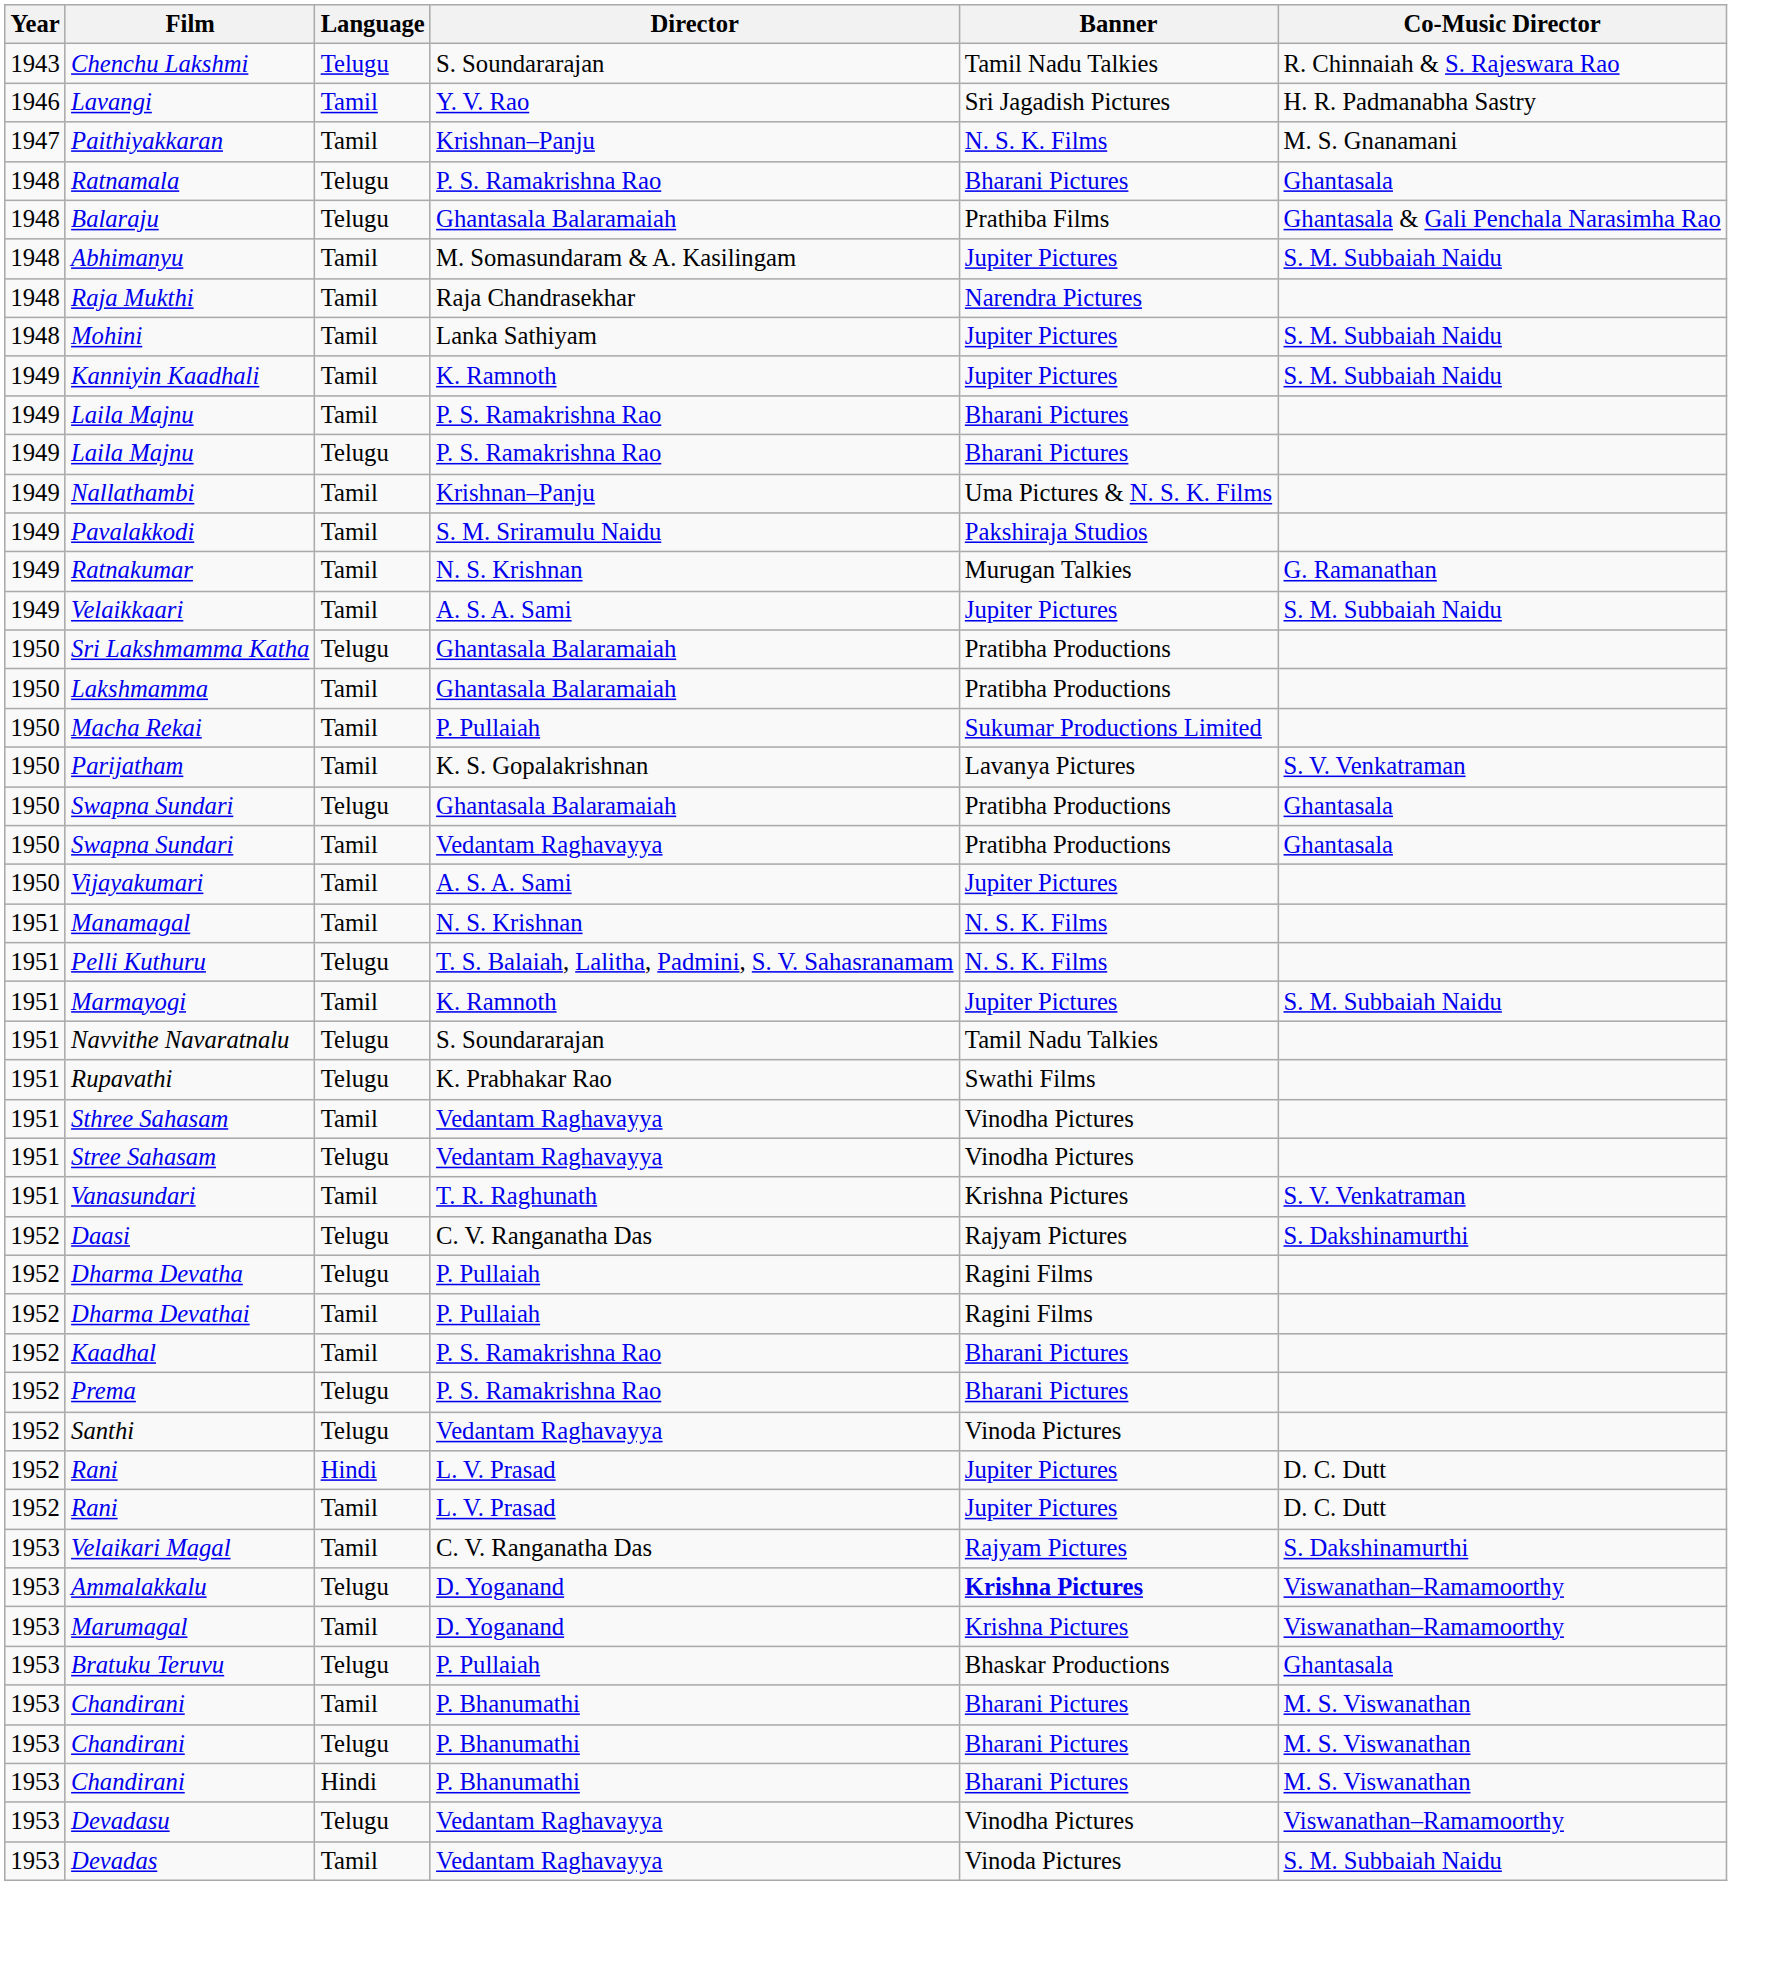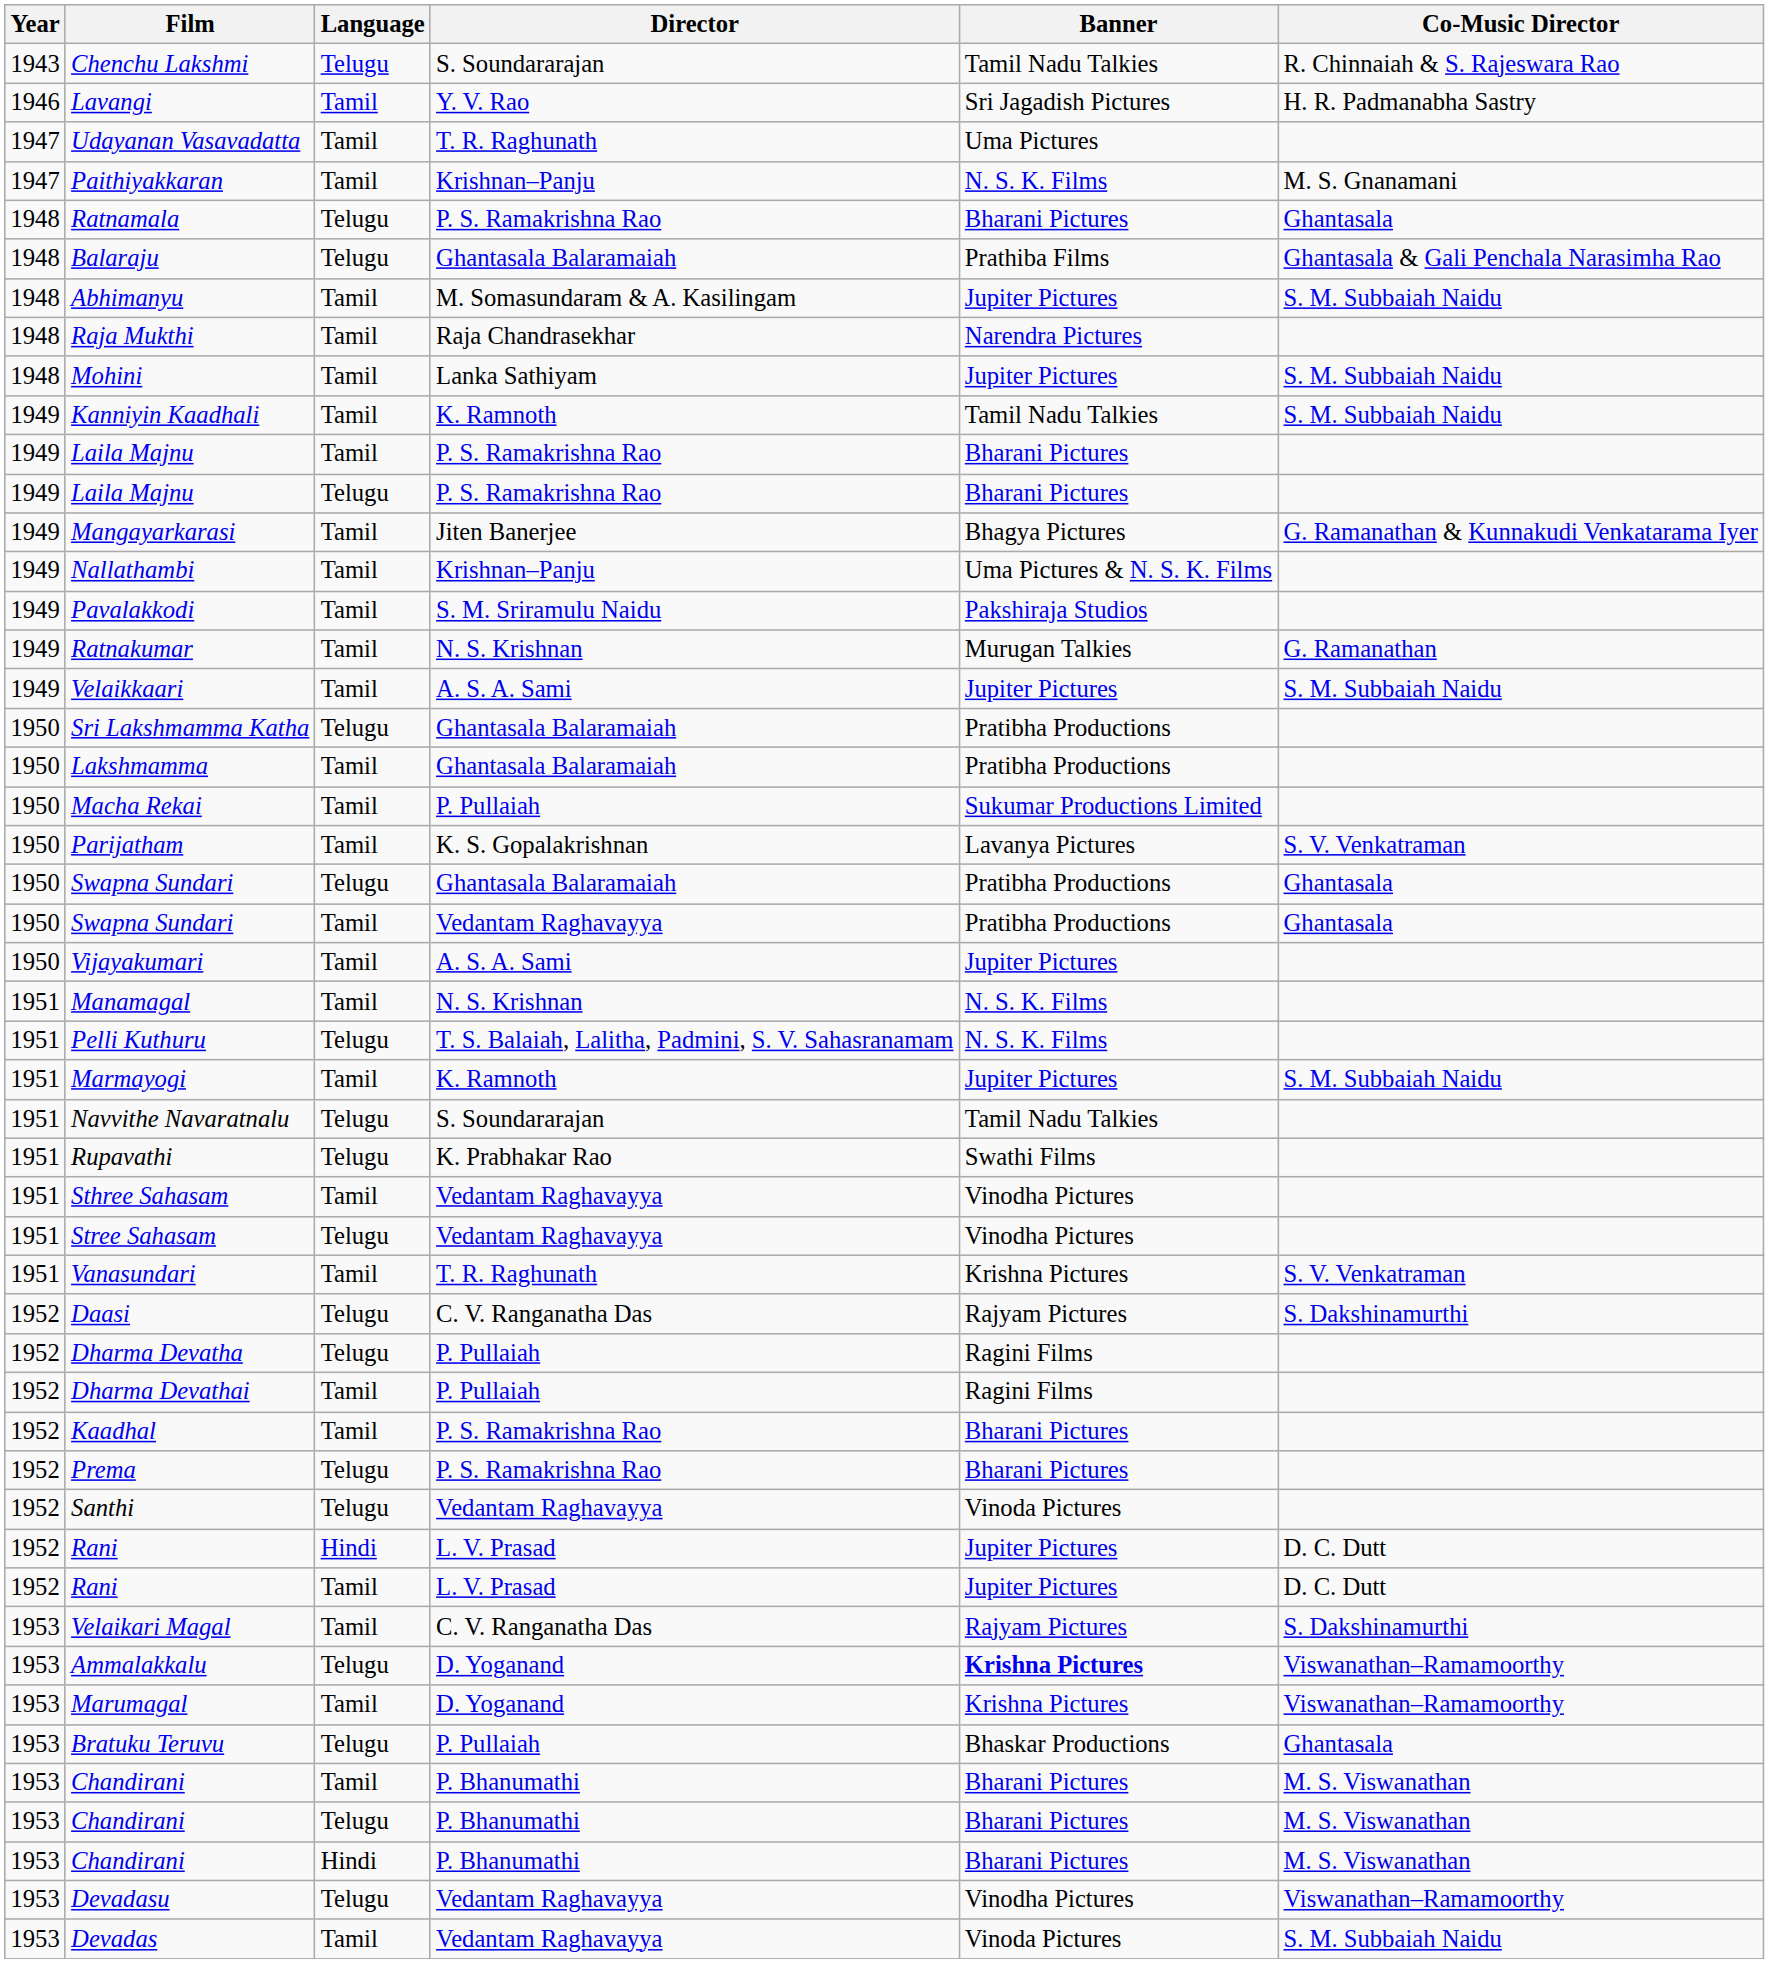+ row: (186, 141)
(1041, 375) Jupiter Pictures -> (1061, 414) Tamil Nadu Talkies
+ row: (153, 532)
